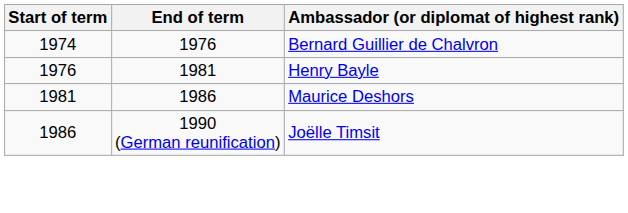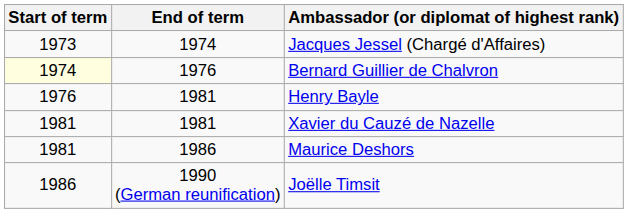+ row: (417, 44)
(58, 44) no background -> (58, 70) lightyellow background
+ row: (391, 123)
